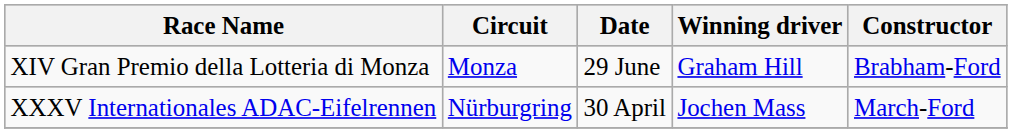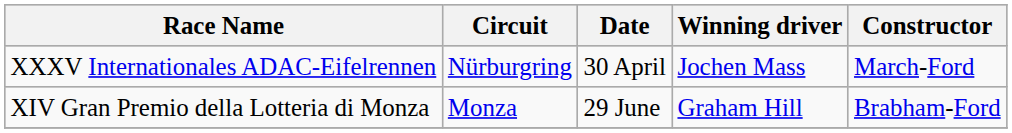rows swapped: (223, 107) <-> (220, 66)
